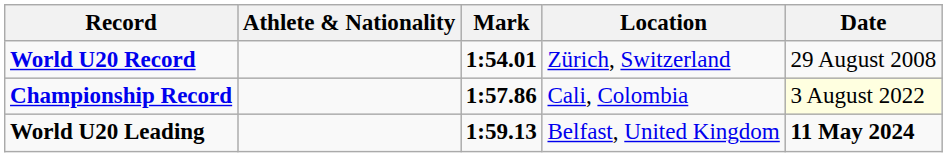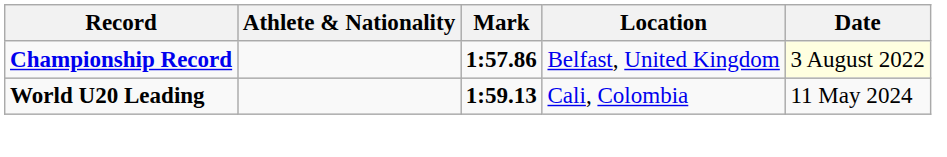- row: (103, 59)
(618, 95) Cali, Colombia -> (664, 59) Belfast, United Kingdom
(664, 132) Belfast, United Kingdom -> (618, 95) Cali, Colombia
(852, 132) bold -> (851, 95) normal
